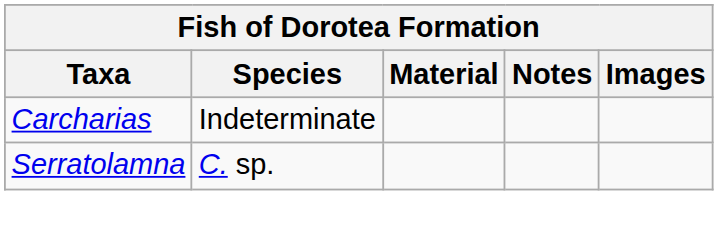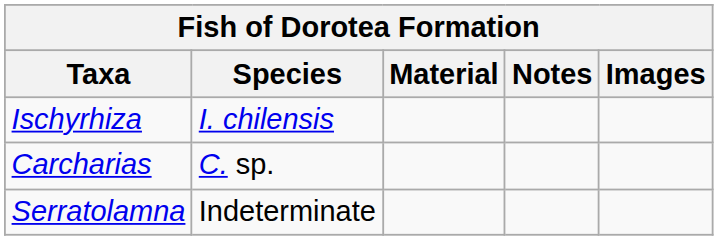+ row: (77, 119)
(287, 119) Indeterminate -> (237, 165) C. sp.
(237, 165) C. sp. -> (287, 211) Indeterminate
